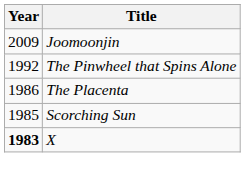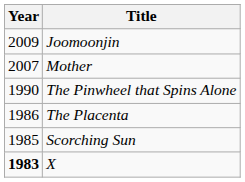+ row: (69, 66)
(24, 66) 1992 -> (24, 90) 1990
